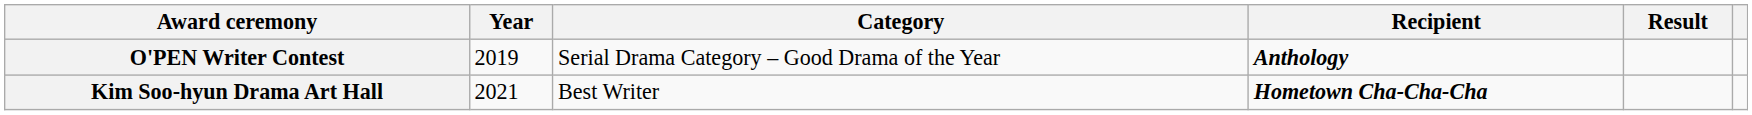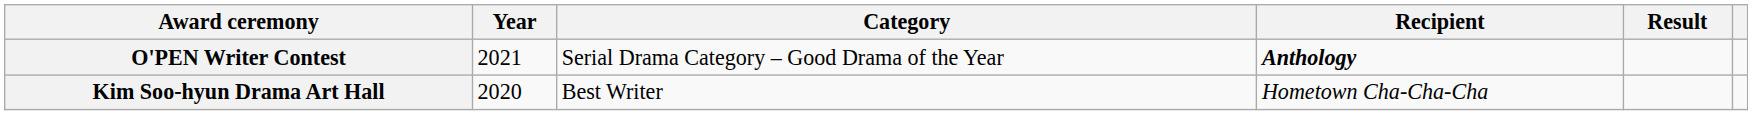(497, 57) 2019 -> (500, 57) 2021
(497, 92) 2021 -> (500, 92) 2020
(1371, 92) bold -> (1375, 92) normal
